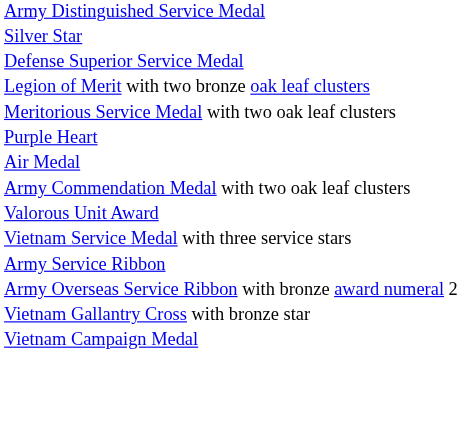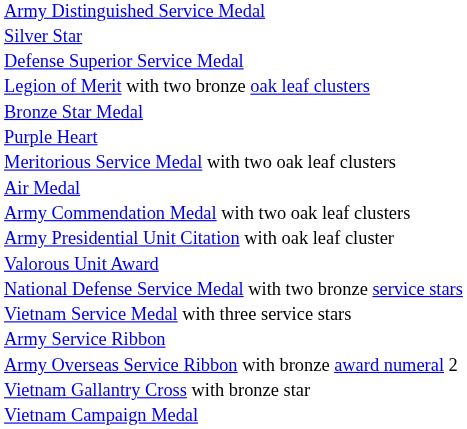+ row: (74, 111)
rows swapped: (51, 137) <-> (200, 111)
+ row: (199, 238)
+ row: (233, 289)
